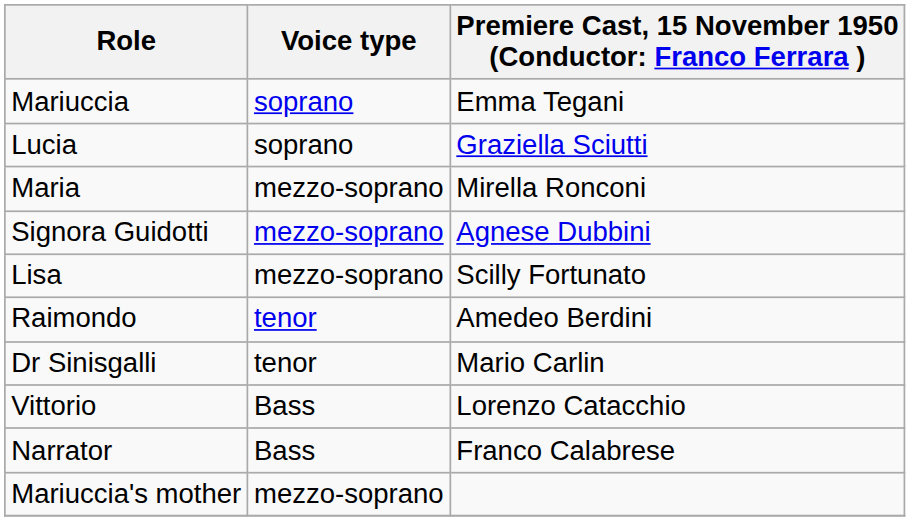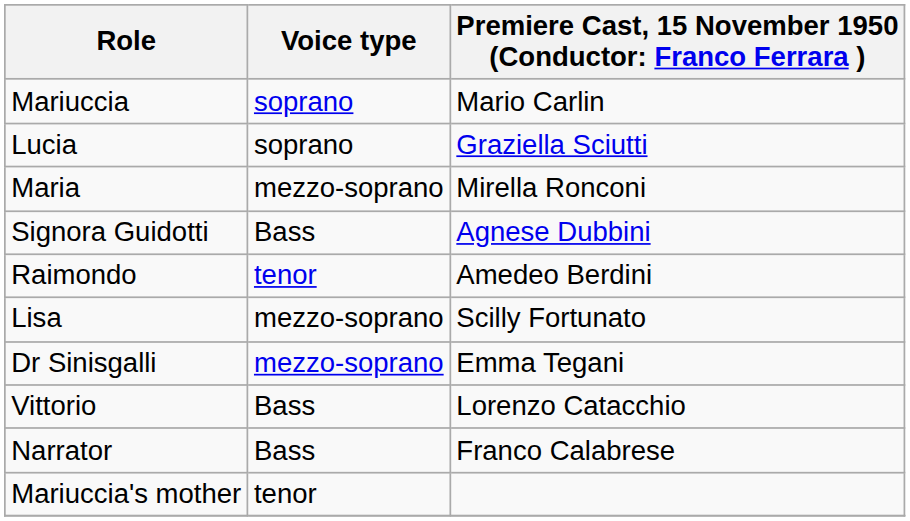(540, 100) Emma Tegani -> (531, 100) Mario Carlin
(349, 231) mezzo-soprano -> (285, 231) Bass
rows swapped: (36, 275) <-> (74, 319)
(285, 362) tenor -> (349, 362) mezzo-soprano
(531, 362) Mario Carlin -> (540, 362) Emma Tegani
(349, 493) mezzo-soprano -> (285, 493) tenor
